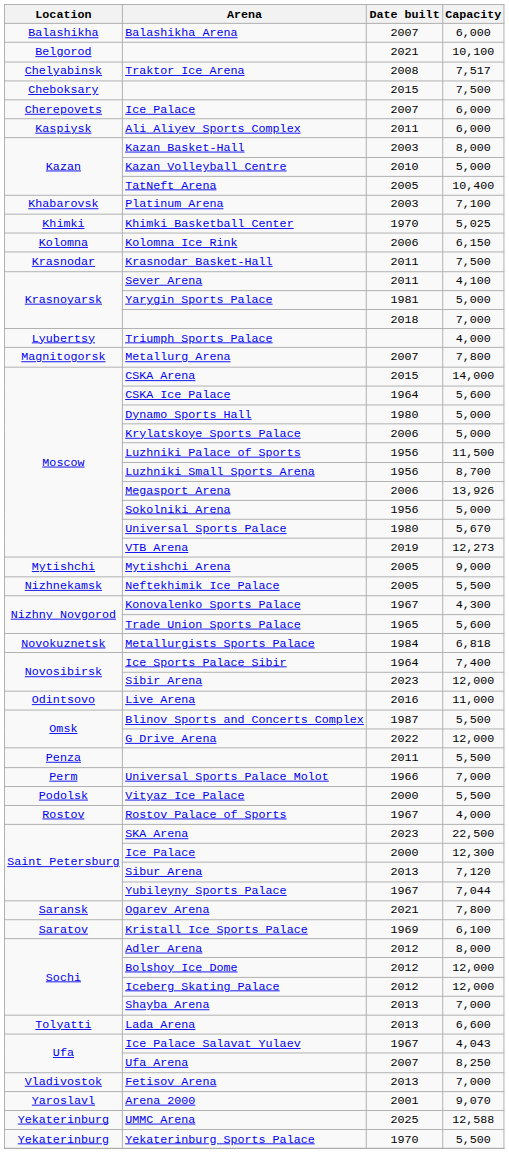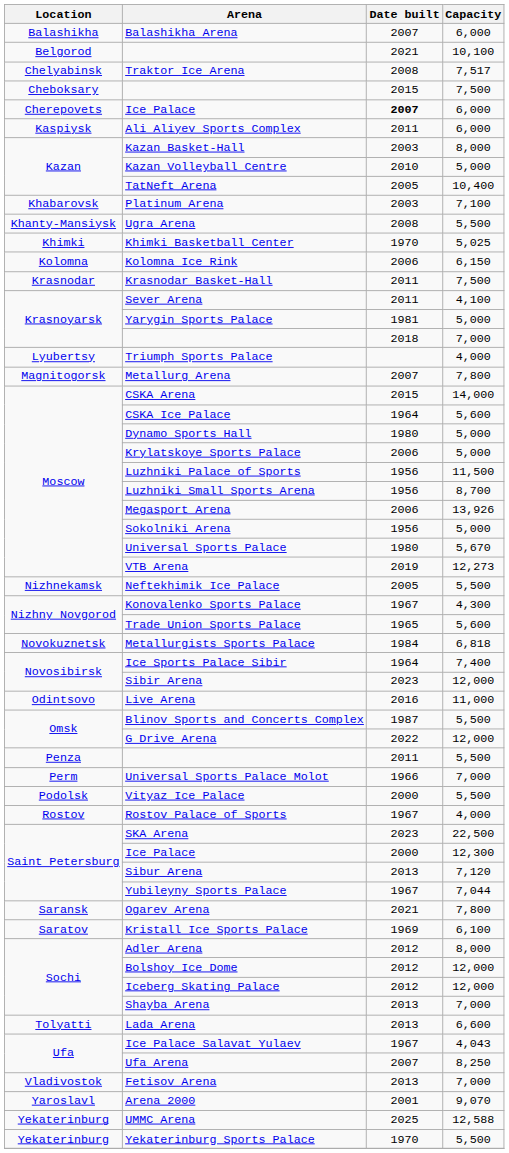(405, 109) normal -> (405, 109) bold
+ row: (160, 224)
- row: (178, 567)
